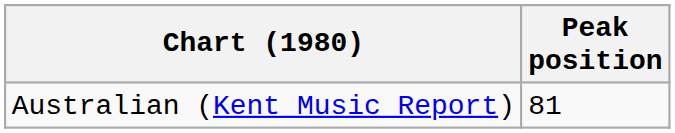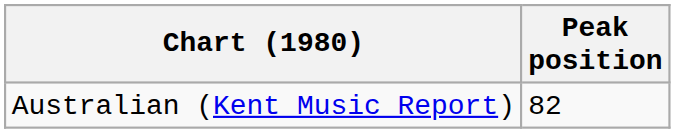(545, 106) 81 -> (545, 106) 82
